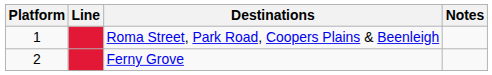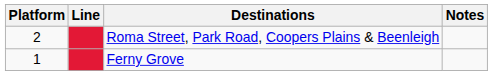(37, 37) 1 -> (37, 37) 2
(37, 59) 2 -> (37, 59) 1
